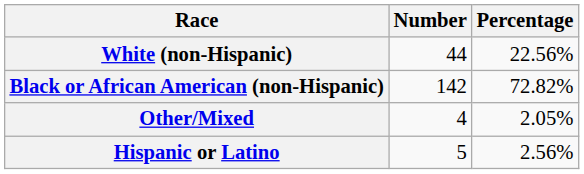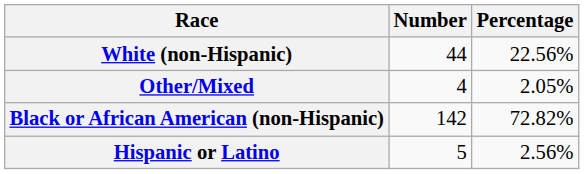rows swapped: (197, 86) <-> (197, 119)
